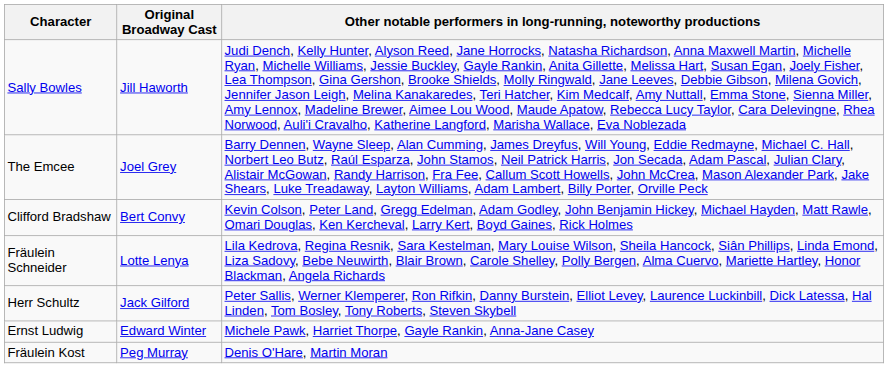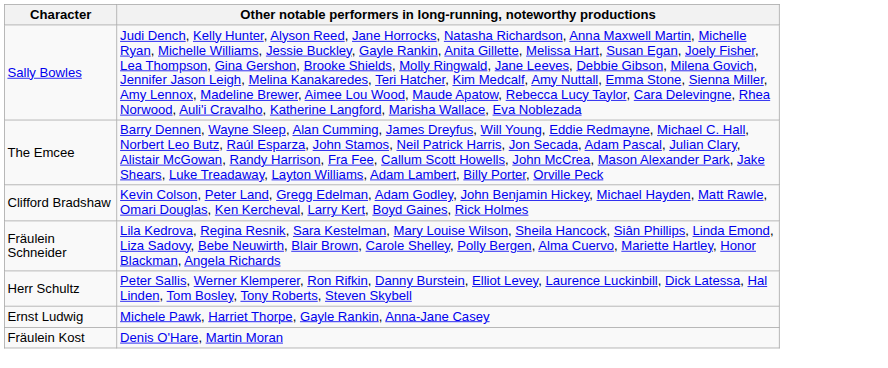- column: (169, 22)
